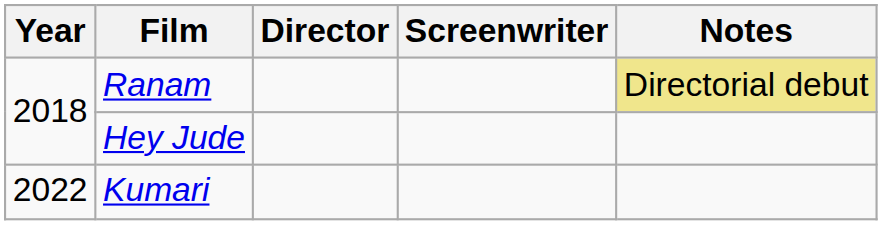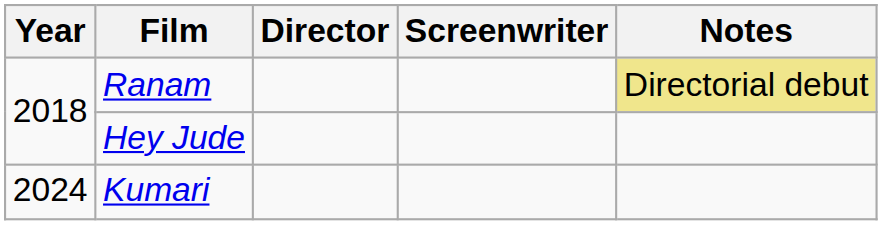(50, 191) 2022 -> (50, 191) 2024
